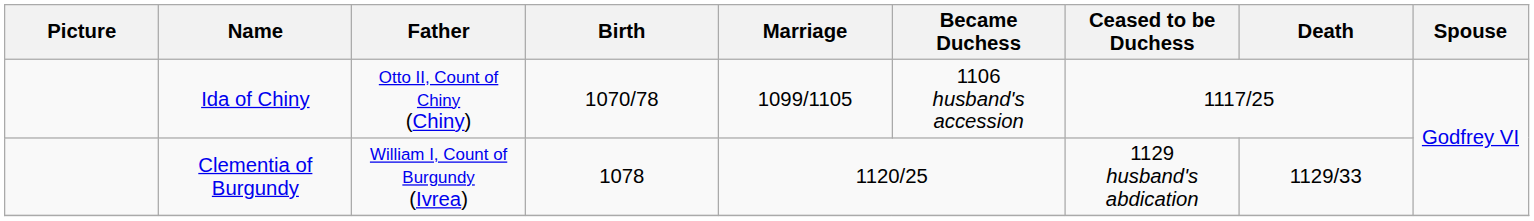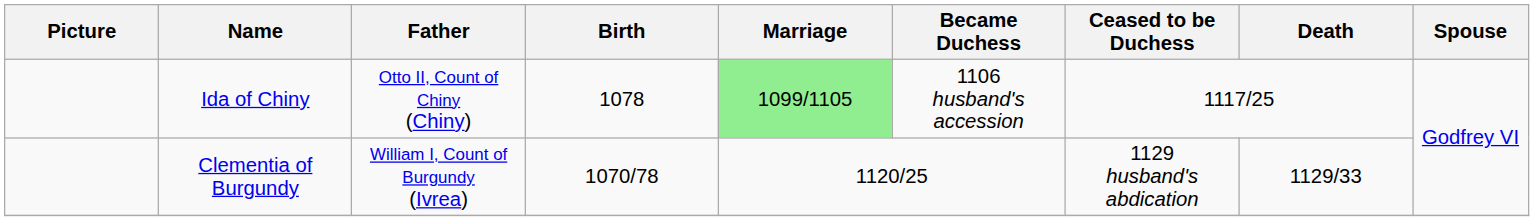(622, 98) 1070/78 -> (622, 98) 1078
(805, 98) no background -> (805, 98) lightgreen background
(622, 176) 1078 -> (622, 176) 1070/78
